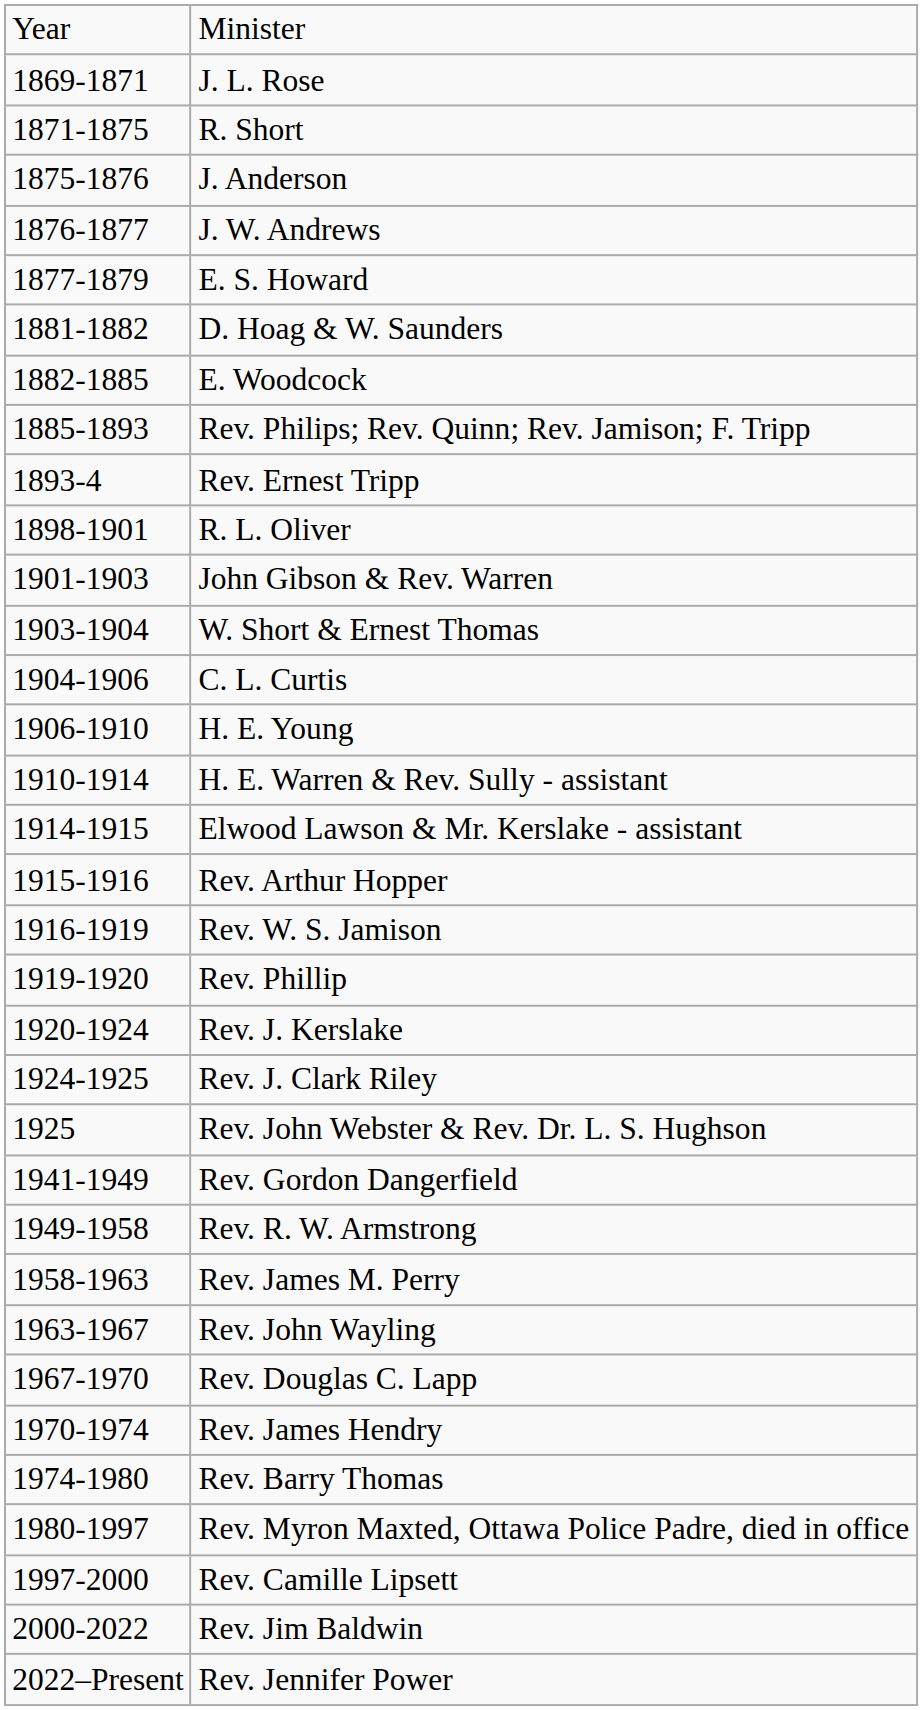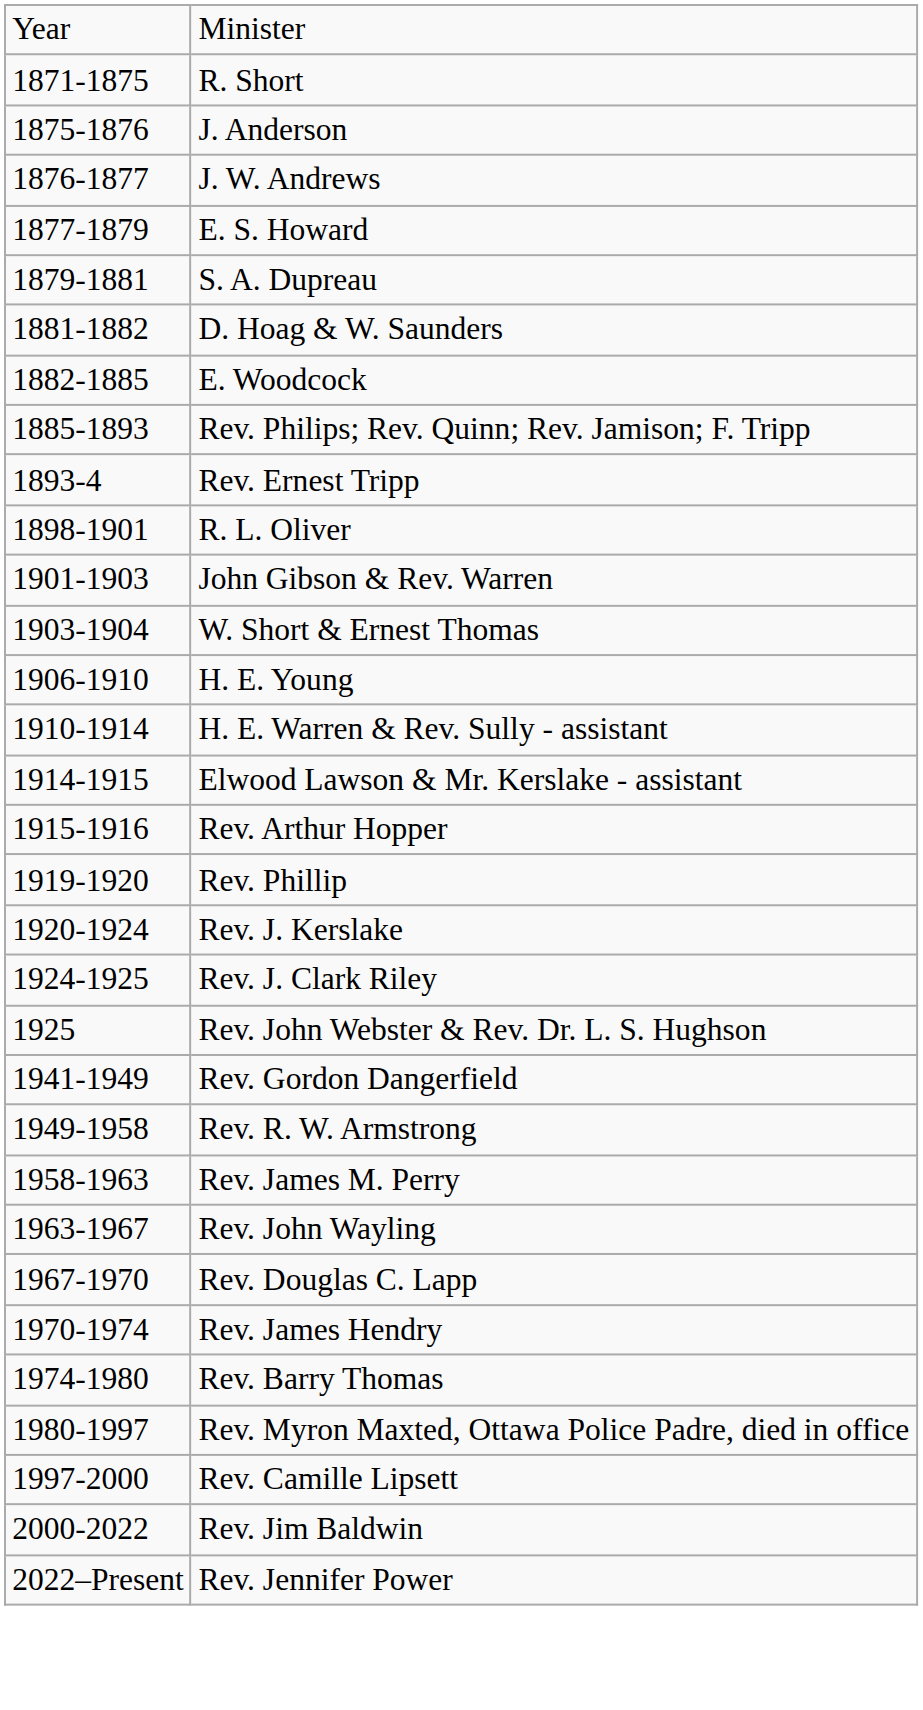- row: (261, 79)
+ row: (288, 279)
- row: (273, 679)
- row: (320, 929)
